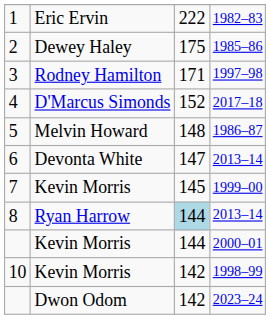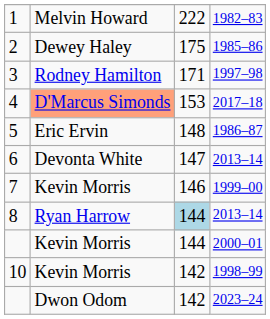(71, 18) Eric Ervin -> (91, 18) Melvin Howard
(103, 103) no background -> (103, 103) lightsalmon background
(192, 103) 152 -> (192, 103) 153
(91, 131) Melvin Howard -> (71, 131) Eric Ervin
(192, 187) 145 -> (192, 187) 146
